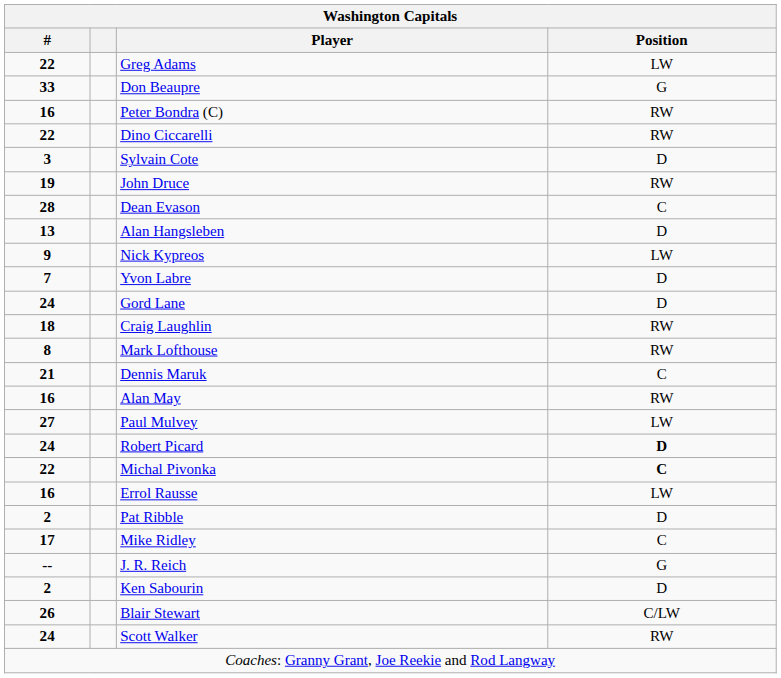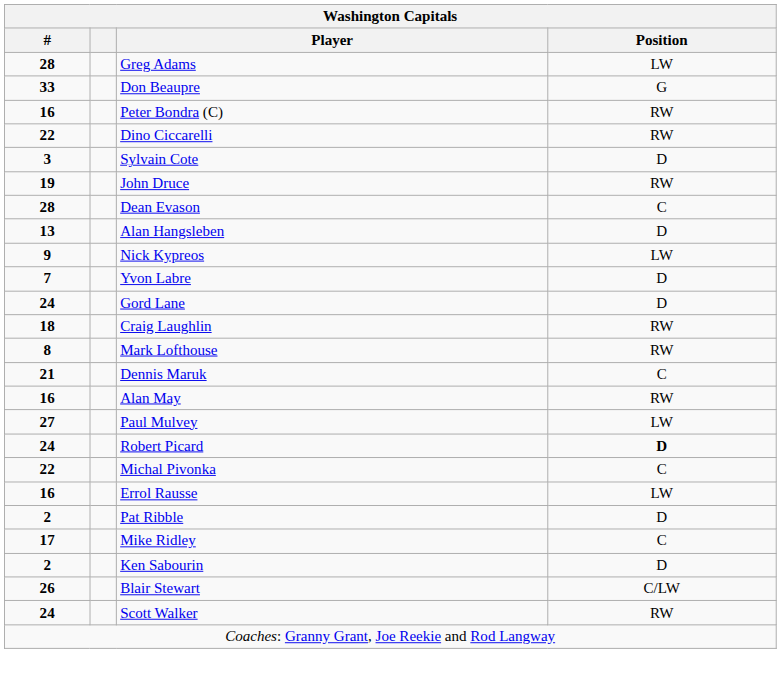(47, 64) 22 -> (47, 64) 28
(662, 469) bold -> (662, 469) normal
- row: (153, 565)
